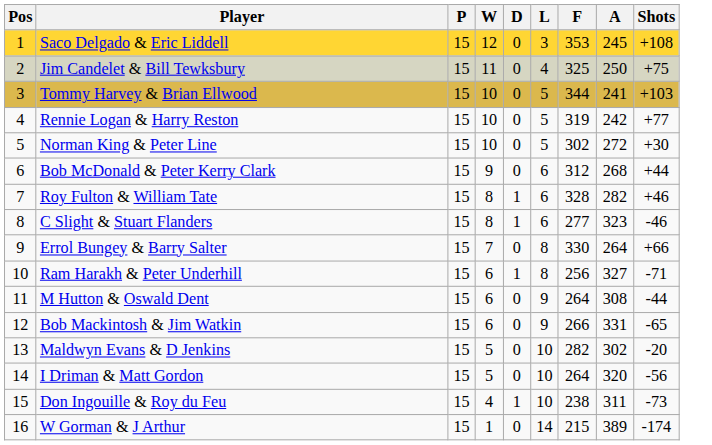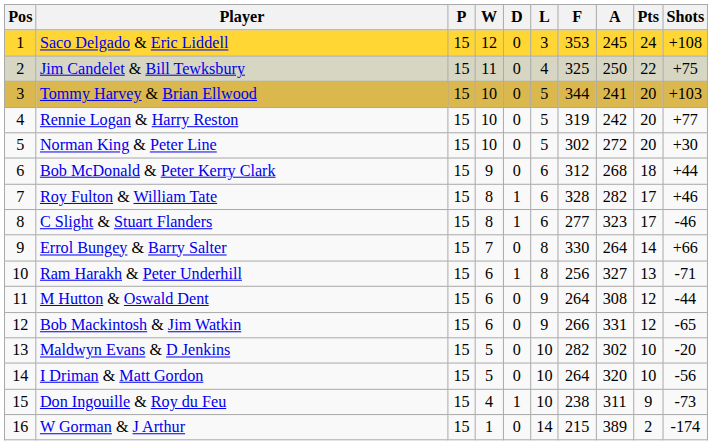+ column: (648, 17)
